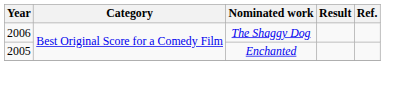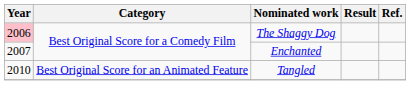(19, 32) no background -> (19, 32) pink background
(19, 51) 2005 -> (19, 51) 2007
+ row: (296, 70)
